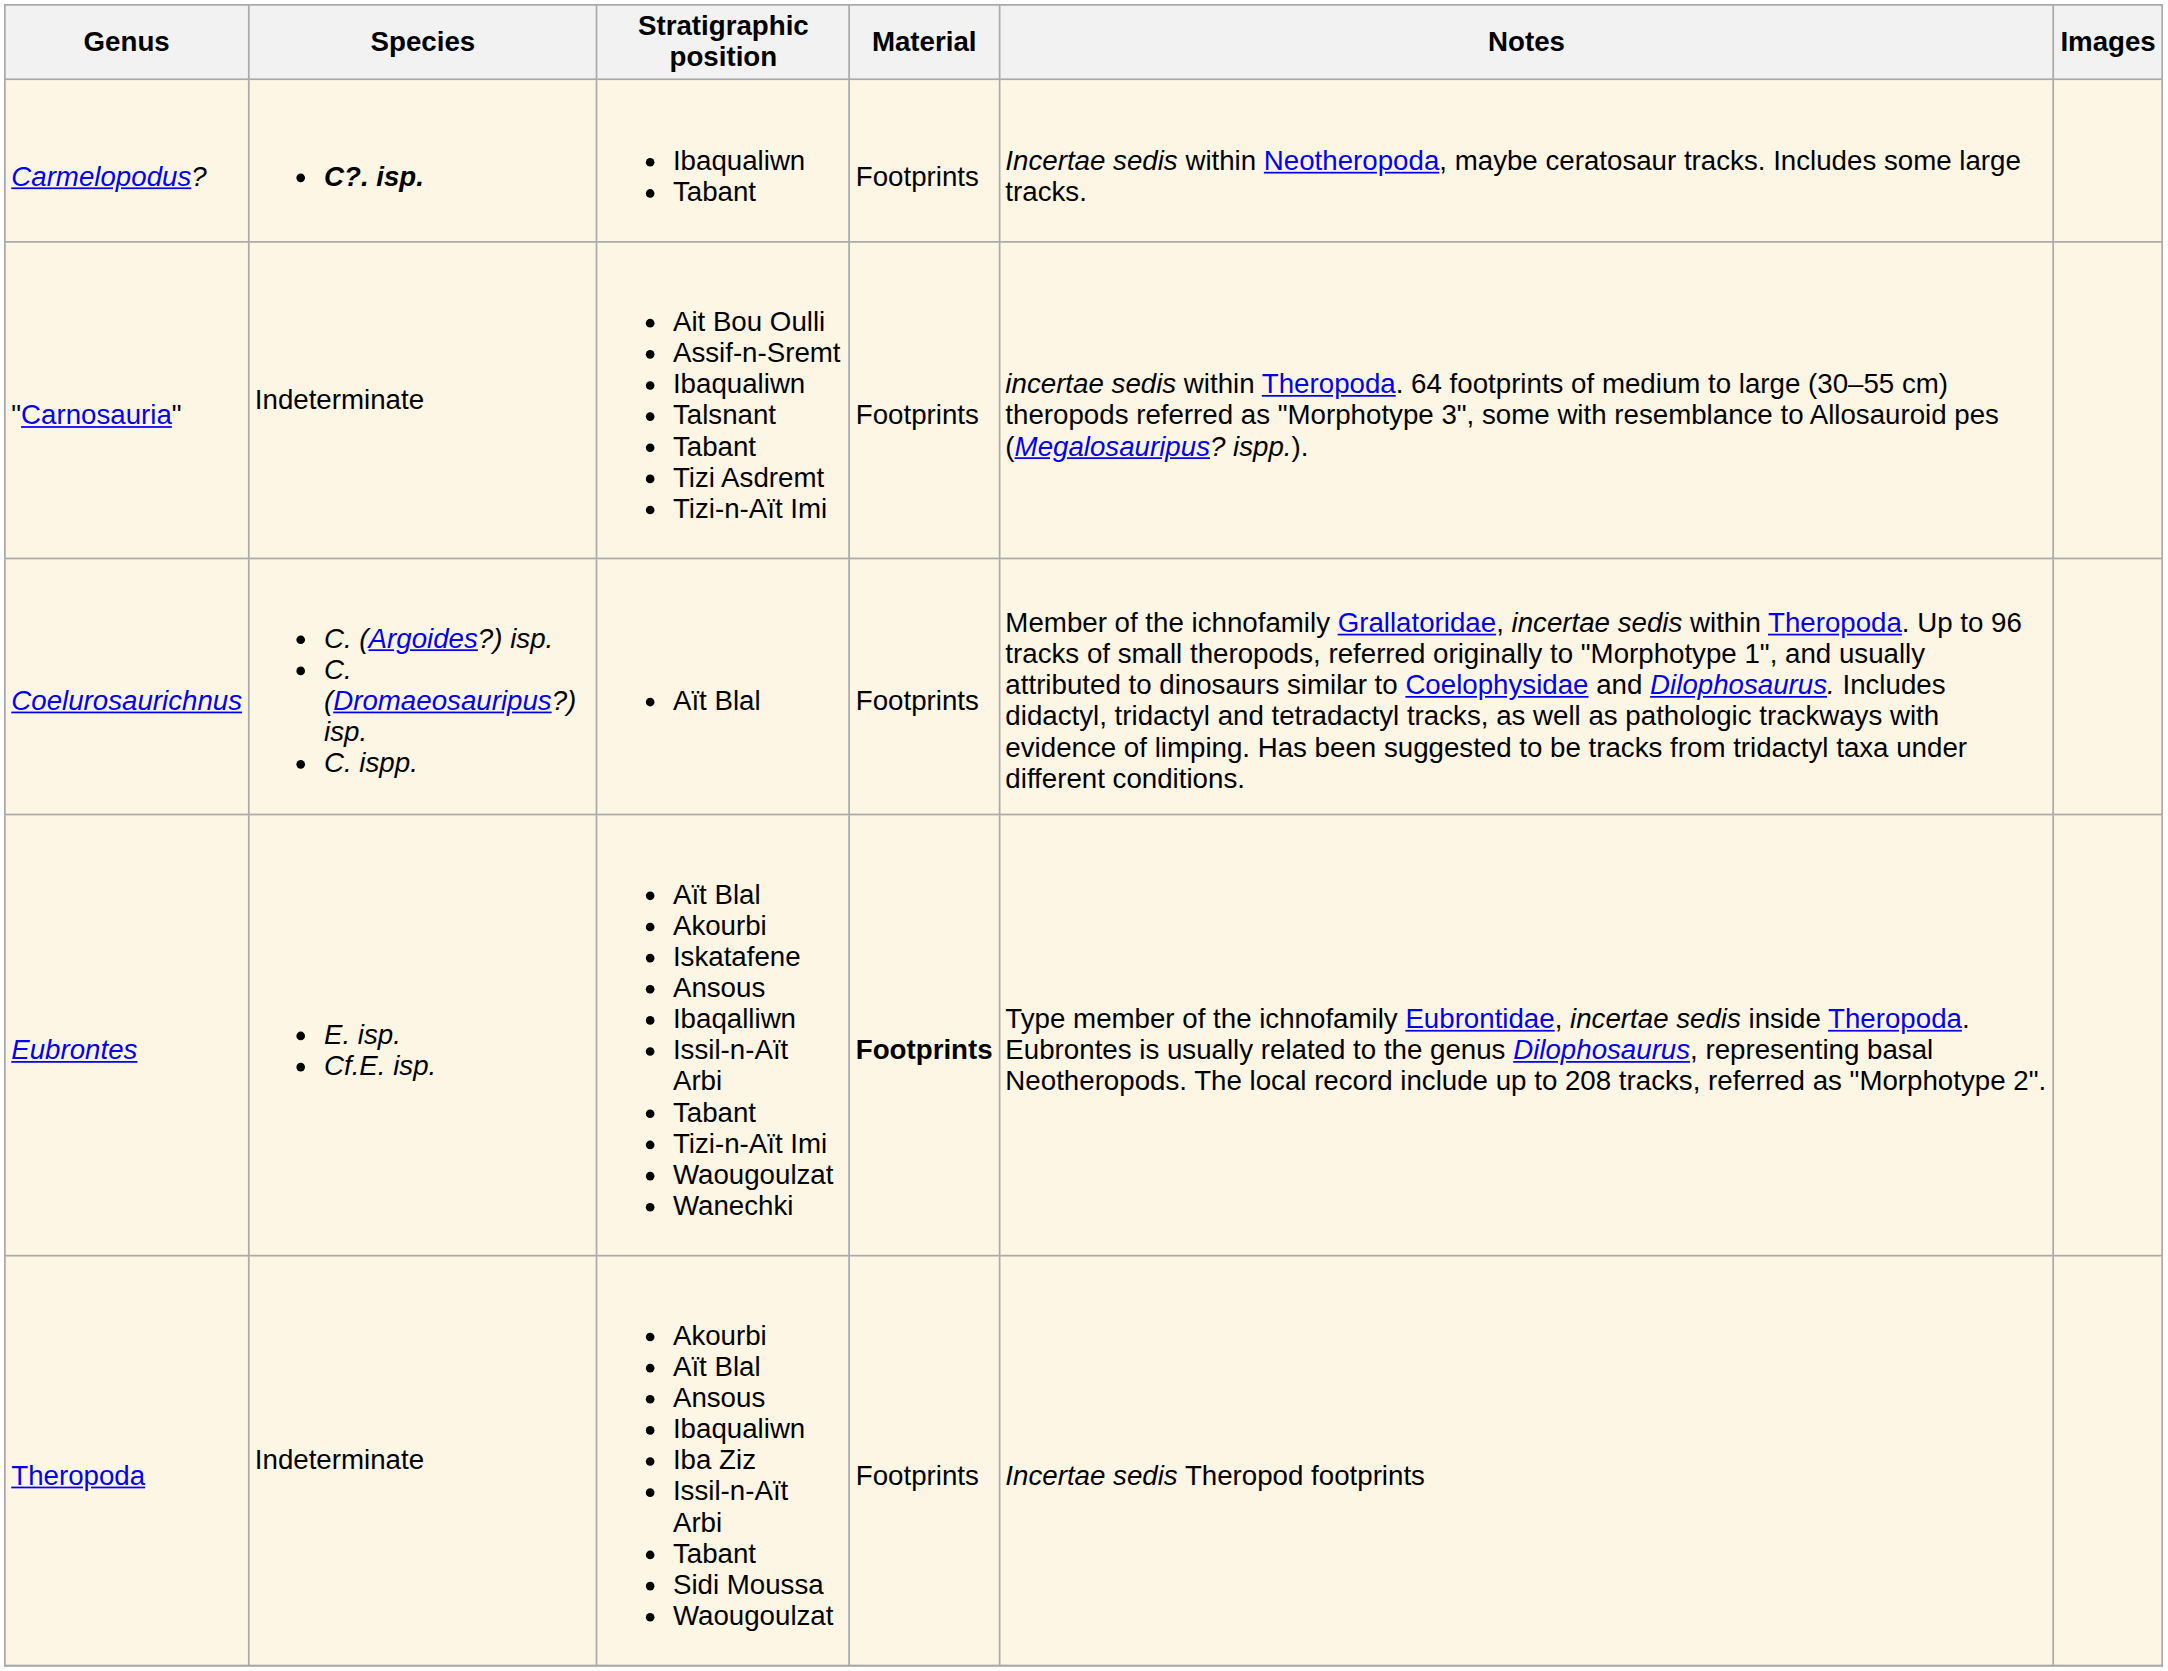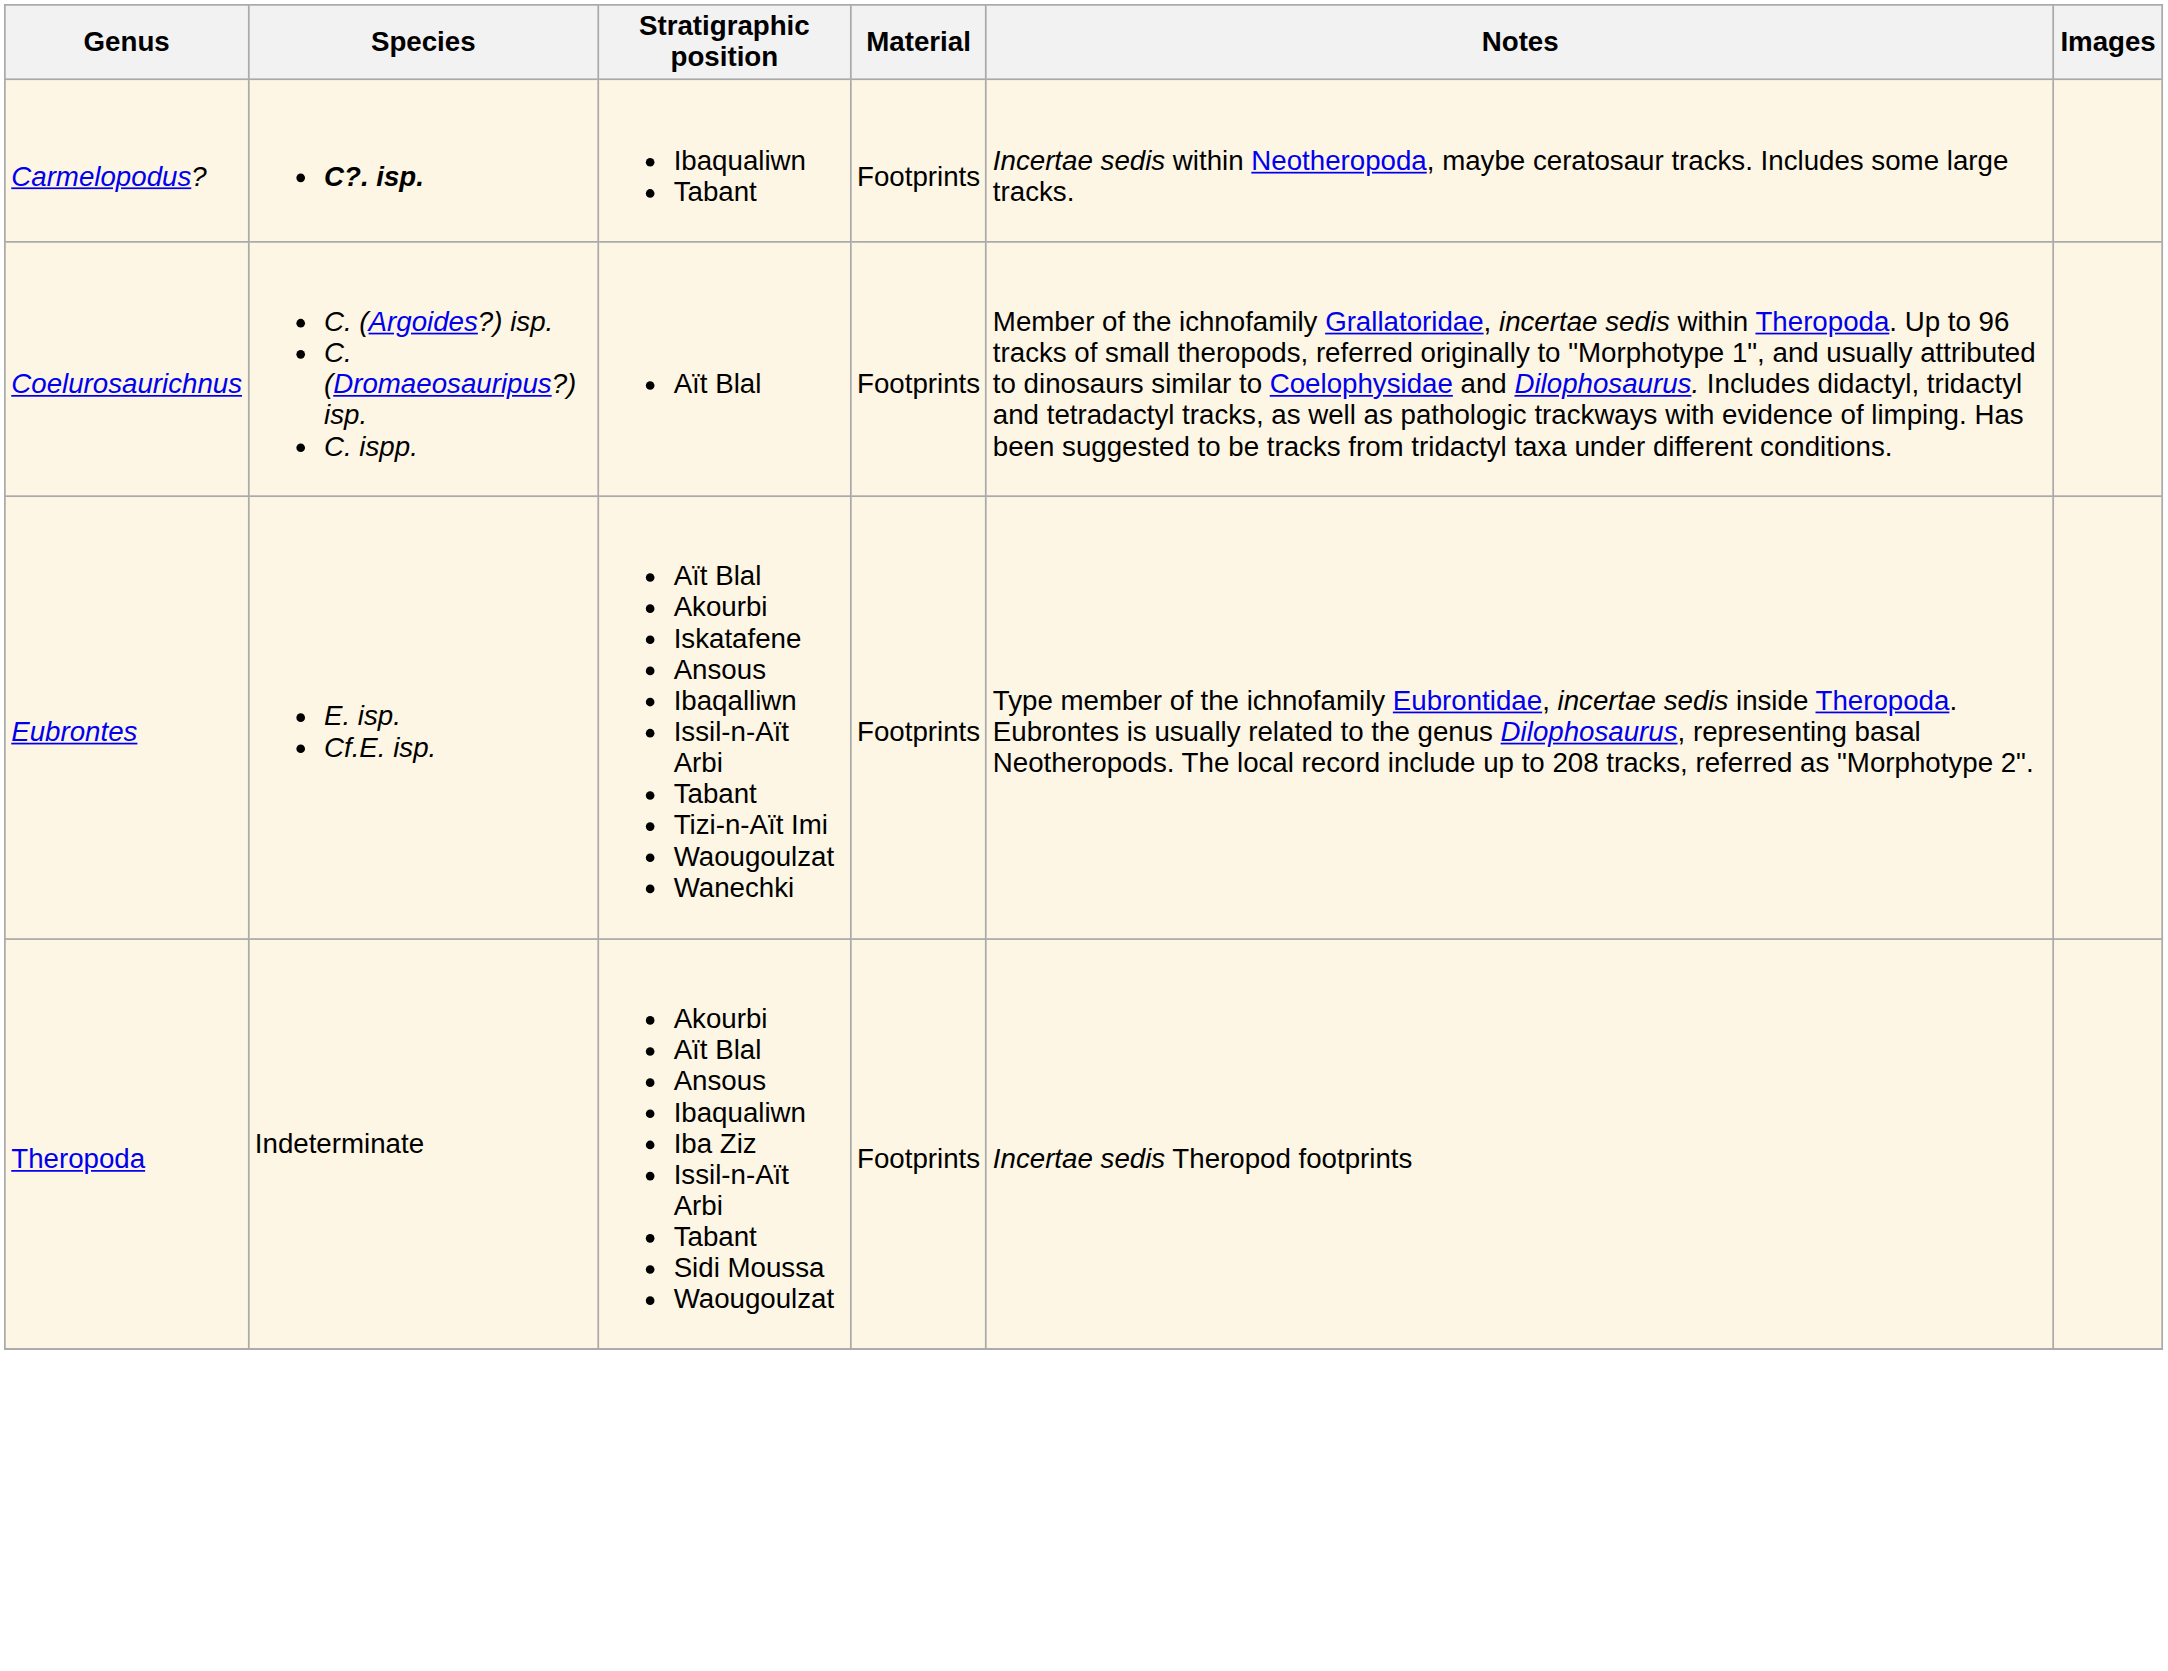- row: (96, 415)
(924, 1049) bold -> (919, 732) normal
